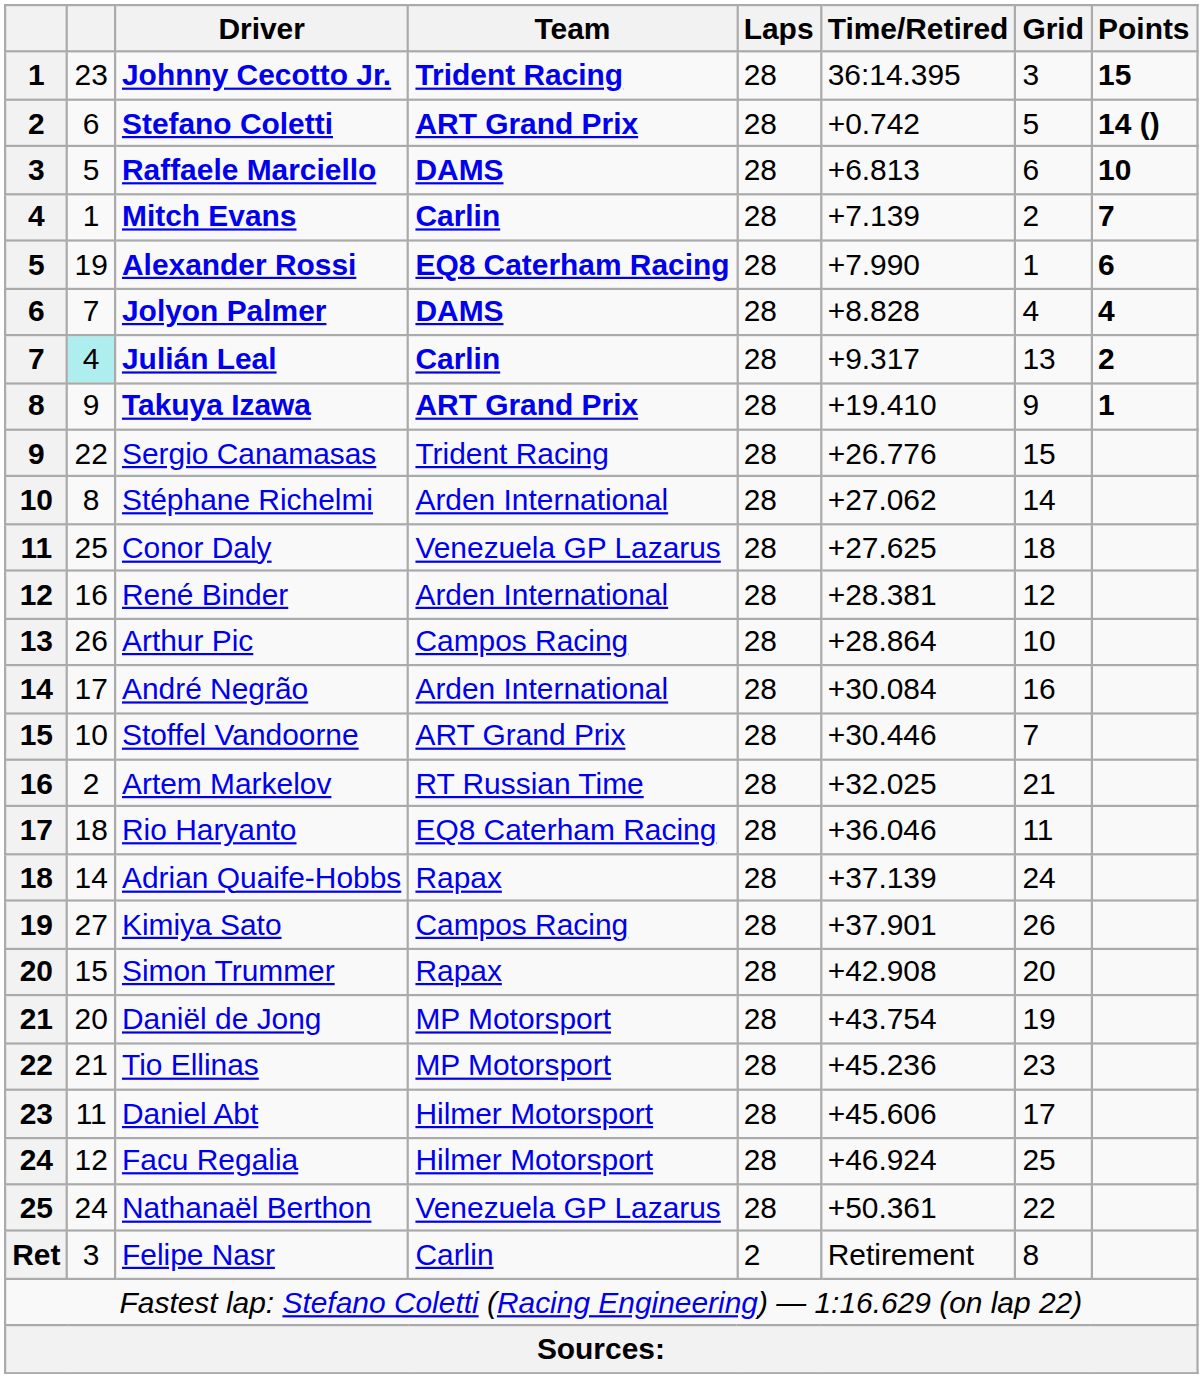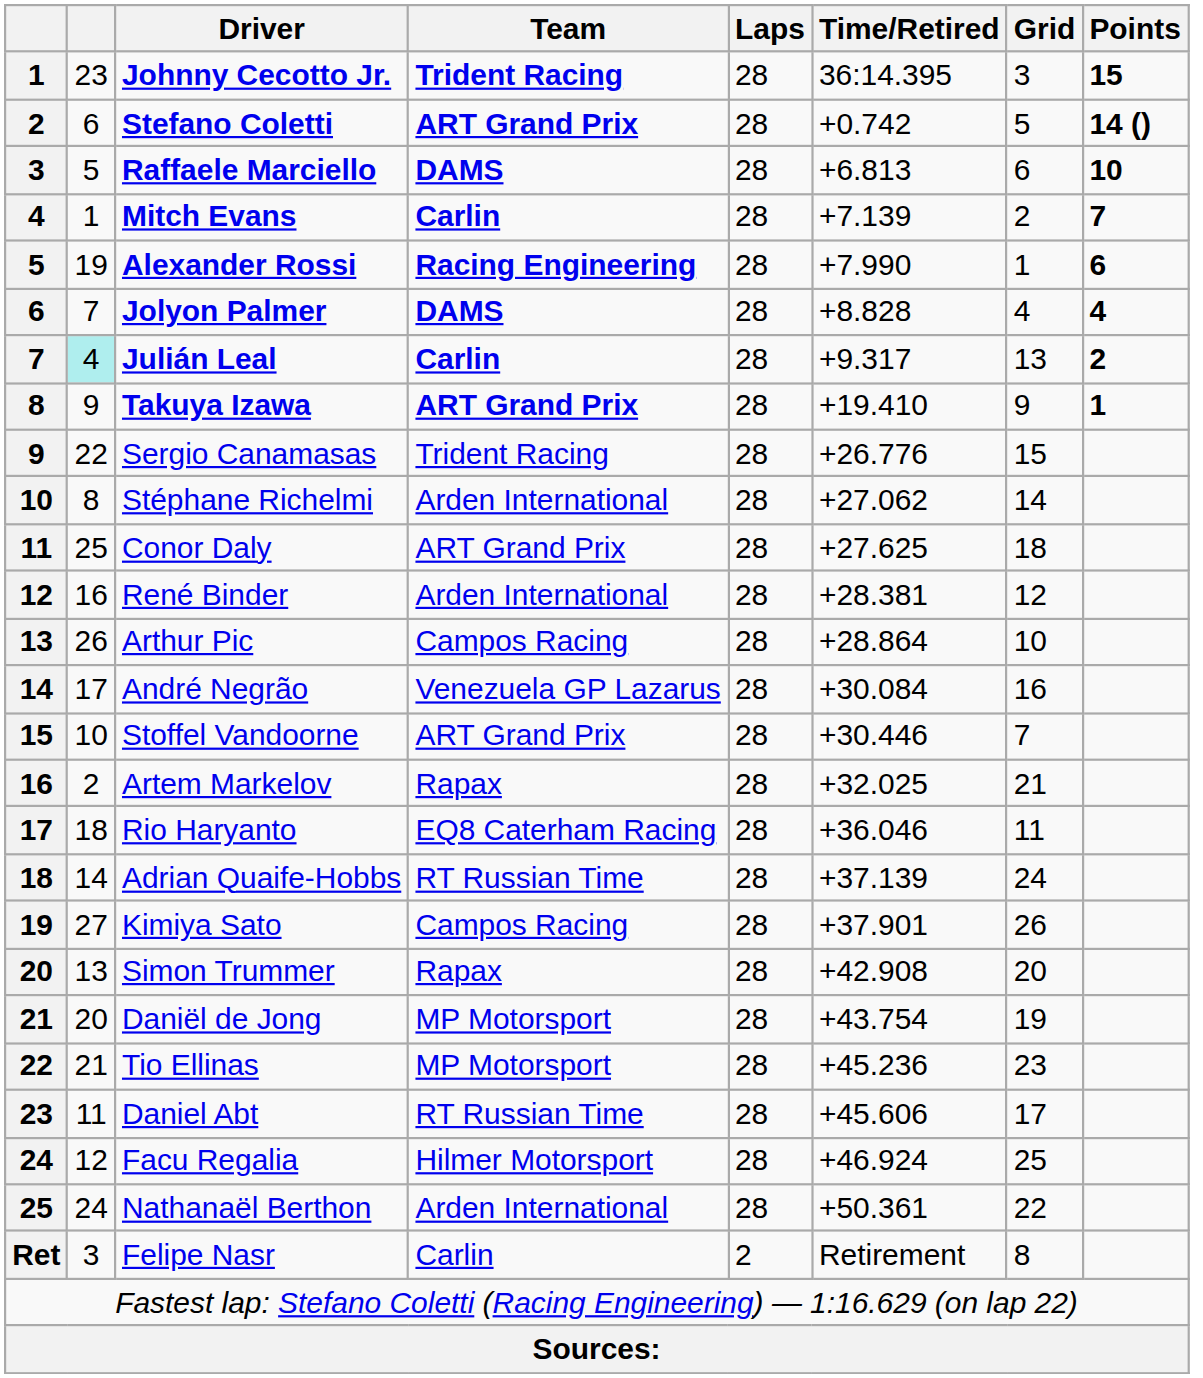(572, 264) EQ8 Caterham Racing -> (556, 264) Racing Engineering
(568, 547) Venezuela GP Lazarus -> (520, 547) ART Grand Prix
(542, 689) Arden International -> (568, 689) Venezuela GP Lazarus
(530, 783) RT Russian Time -> (459, 783) Rapax
(459, 877) Rapax -> (530, 877) RT Russian Time
(91, 972) 15 -> (91, 972) 13
(534, 1113) Hilmer Motorsport -> (530, 1113) RT Russian Time
(568, 1207) Venezuela GP Lazarus -> (542, 1207) Arden International
